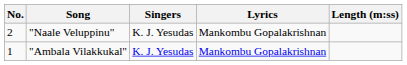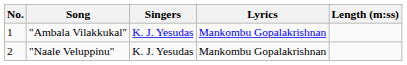rows swapped: (78, 51) <-> (72, 32)
